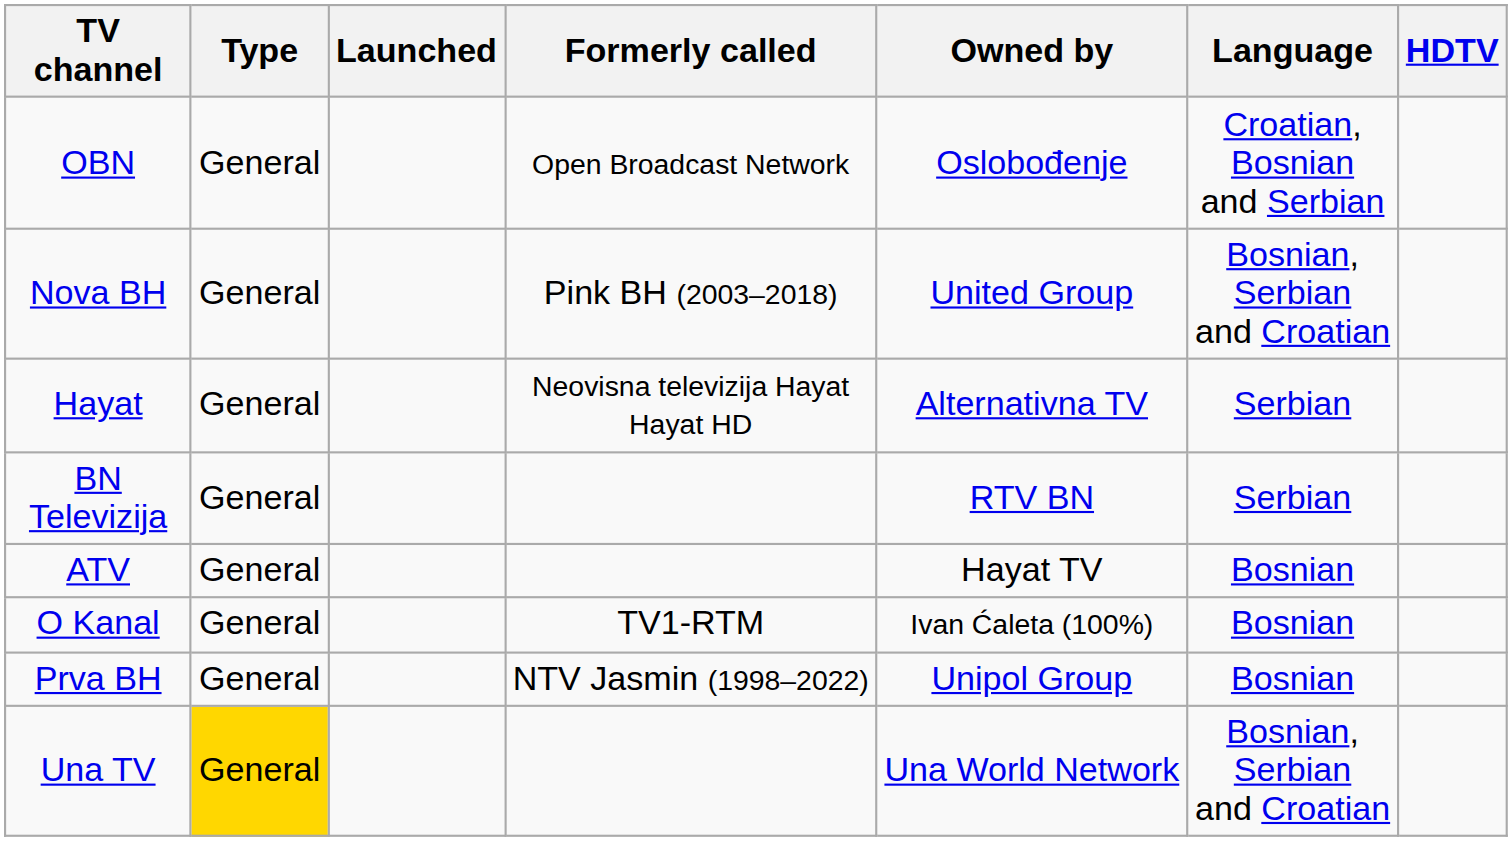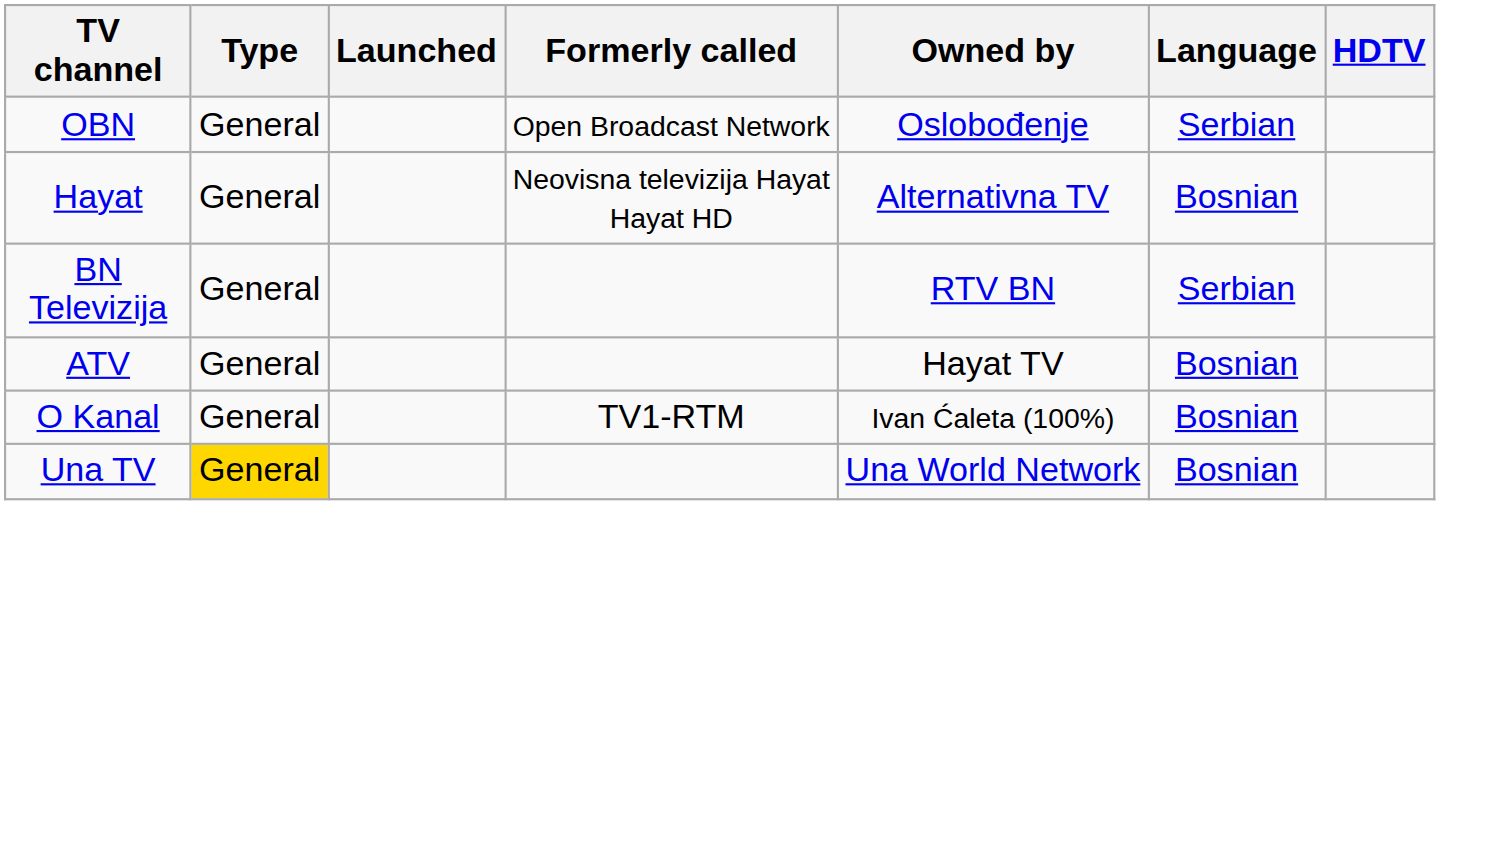(1293, 162) Croatian, Bosnian and Serbian -> (1237, 123) Serbian
- row: (98, 292)
(1293, 404) Serbian -> (1237, 197) Bosnian
- row: (98, 678)
(1293, 770) Bosnian, Serbian and Croatian -> (1237, 470) Bosnian
